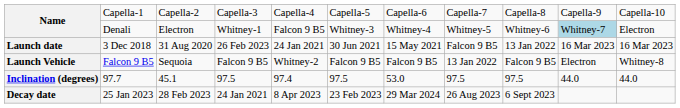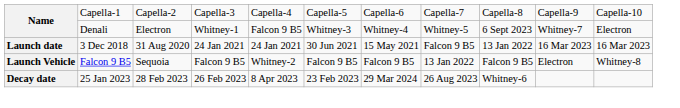(527, 29) Whitney-6 -> (507, 29) 6 Sept 2023
(583, 29) lightblue background -> (560, 29) no background
(243, 45) 26 Feb 2023 -> (219, 45) 24 Jan 2021
- row: (52, 78)
(242, 95) 24 Jan 2021 -> (220, 78) 26 Feb 2023
(530, 95) 6 Sept 2023 -> (504, 78) Whitney-6
